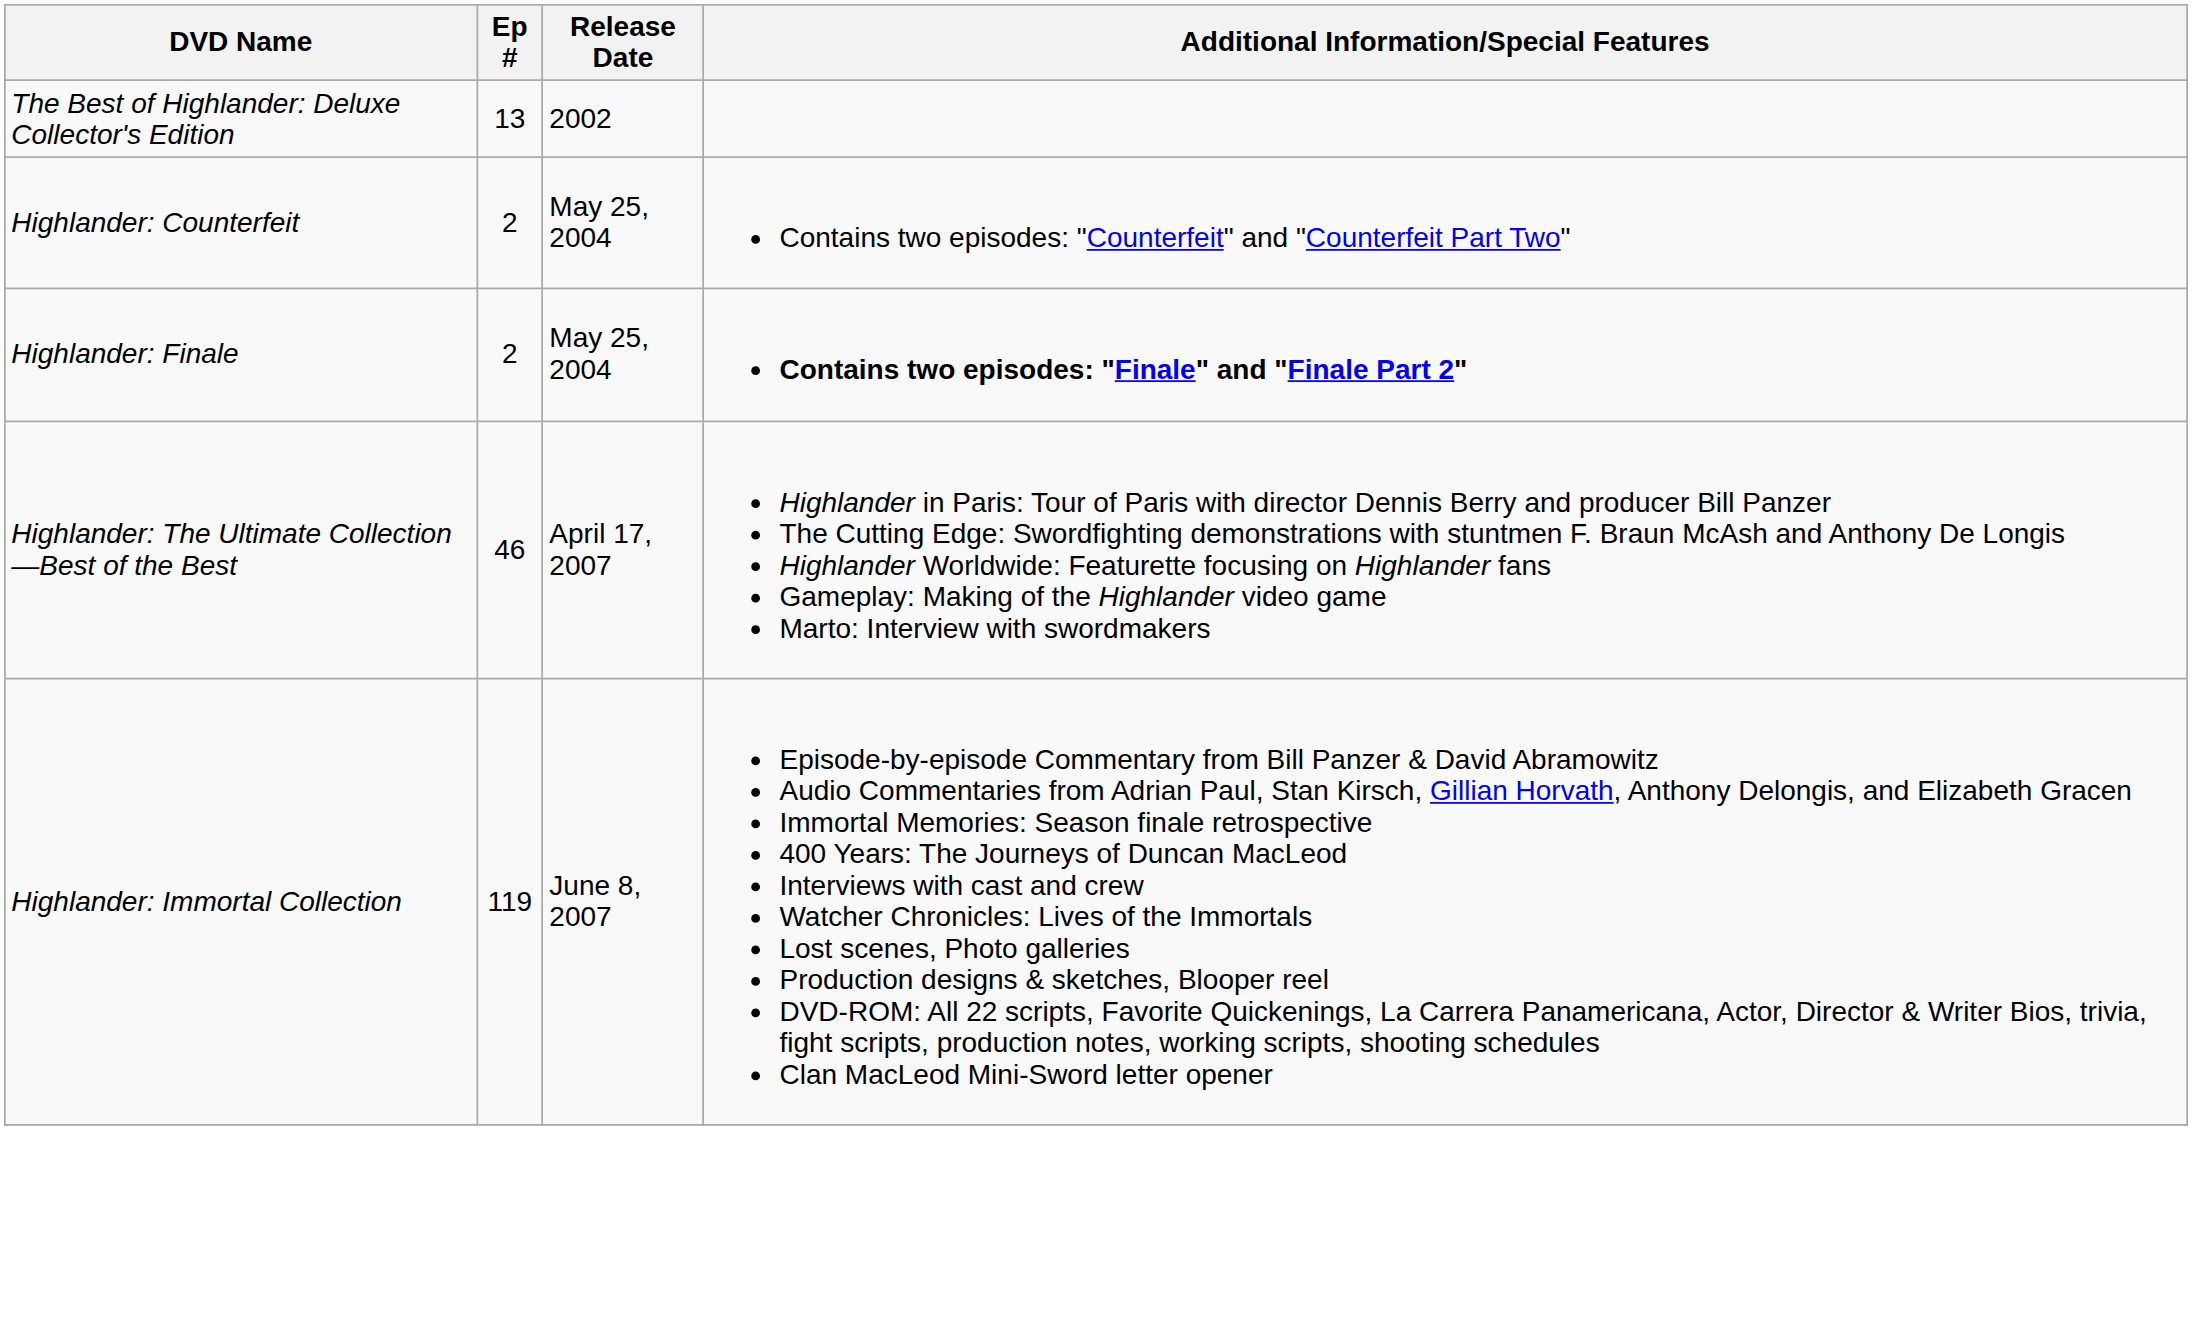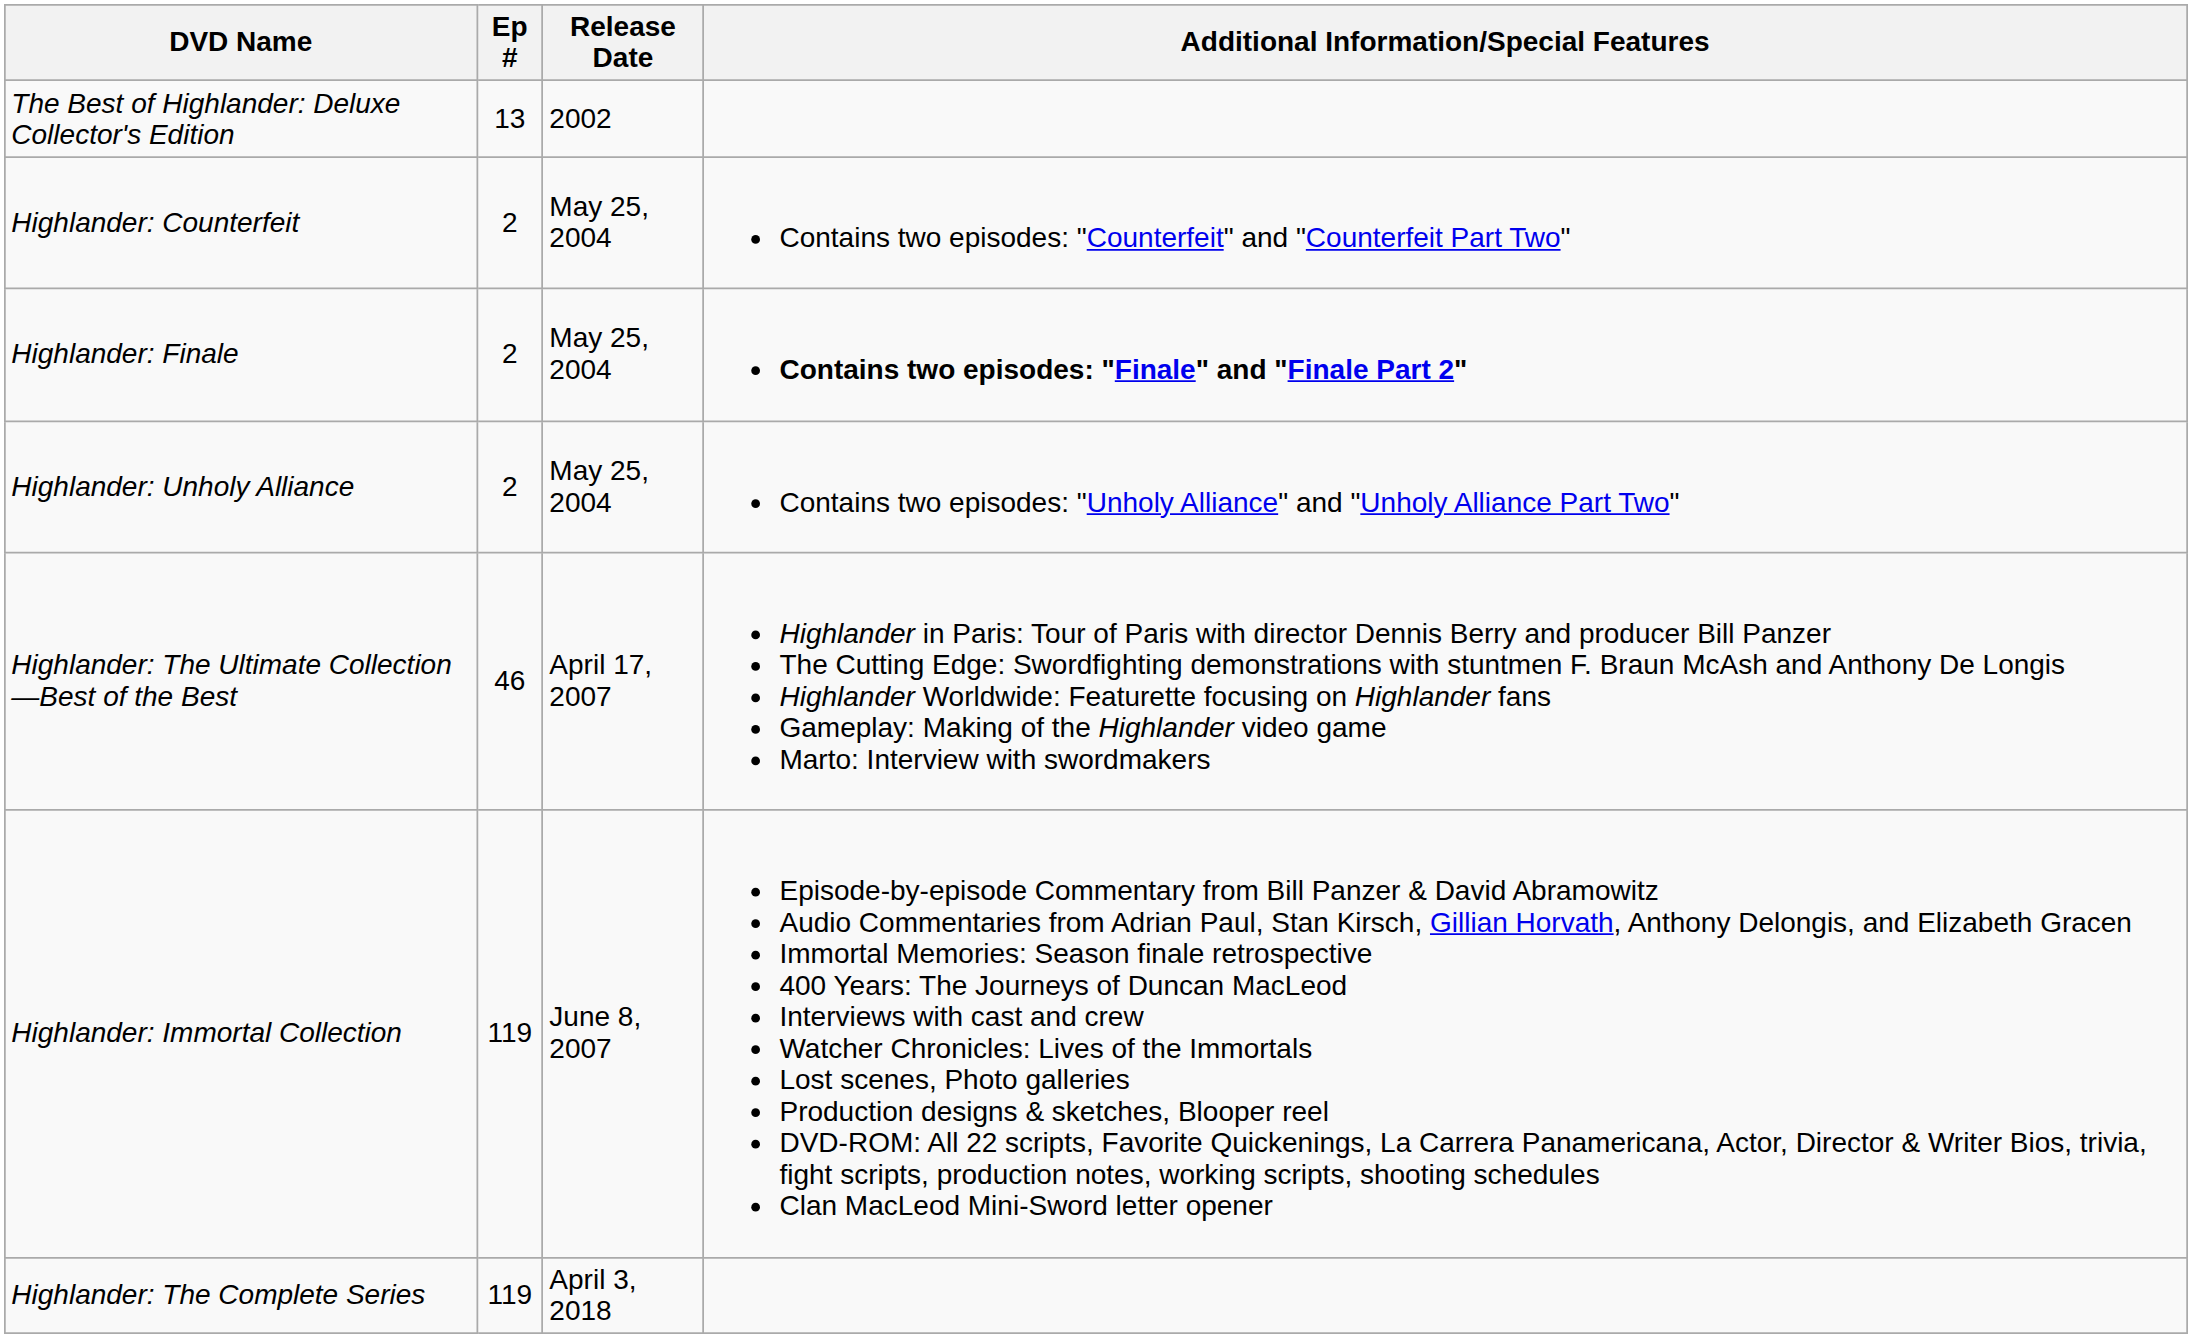+ row: (183, 486)
+ row: (218, 1294)
